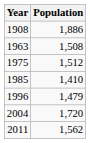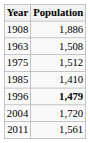(71, 96) normal -> (71, 96) bold
(71, 130) 1,562 -> (71, 130) 1,561
